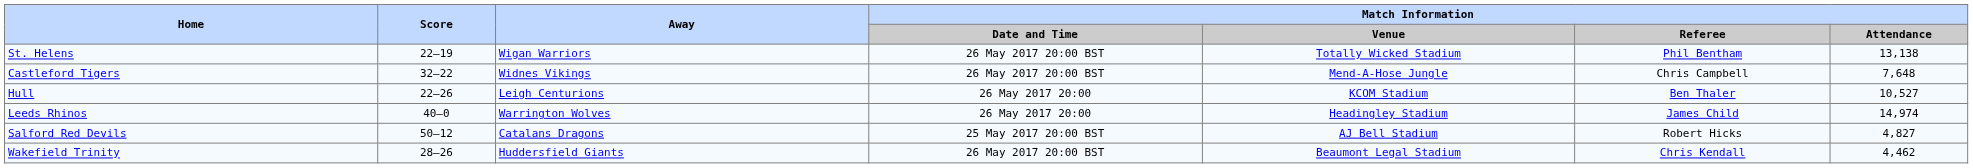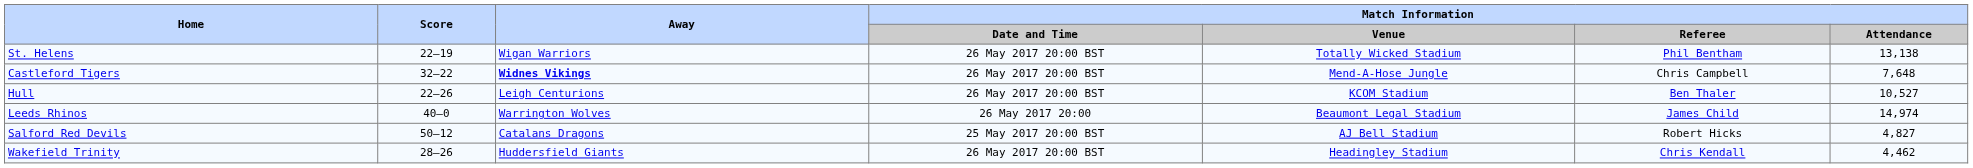(545, 74) normal -> (545, 74) bold
(1035, 94) 26 May 2017 20:00 -> (1035, 94) 26 May 2017 20:00 BST
(1388, 113) Headingley Stadium -> (1389, 113) Beaumont Legal Stadium
(1389, 153) Beaumont Legal Stadium -> (1388, 153) Headingley Stadium
